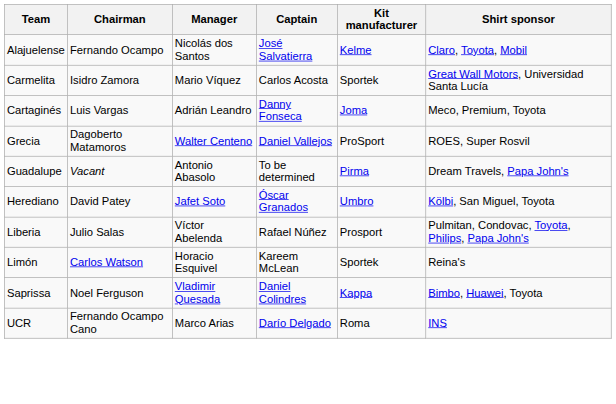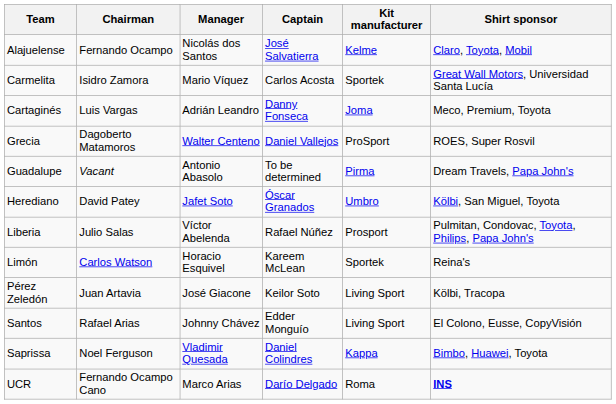+ row: (27, 292)
+ row: (24, 323)
(438, 323) normal -> (443, 384) bold
